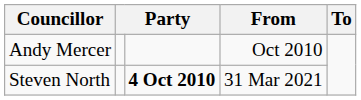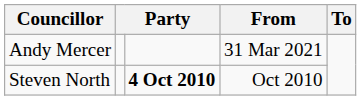(287, 49) Oct 2010 -> (273, 49) 31 Mar 2021
(273, 79) 31 Mar 2021 -> (287, 79) Oct 2010
